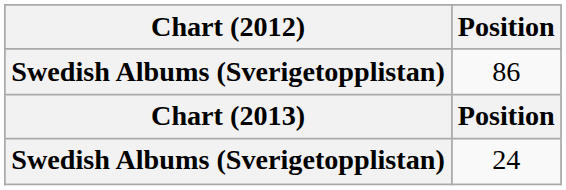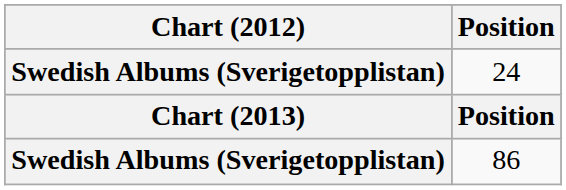rows swapped: (506, 160) <-> (506, 71)
